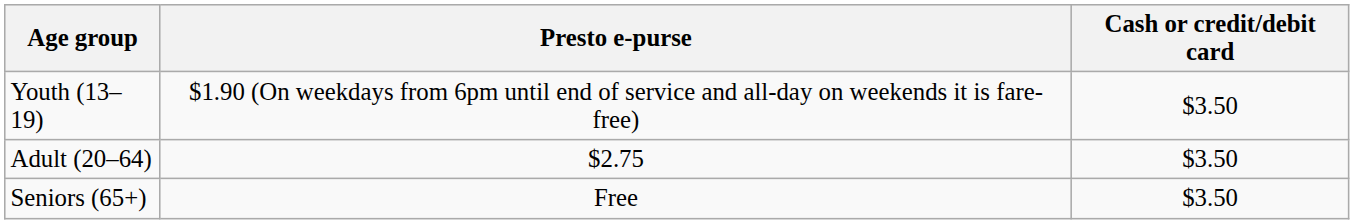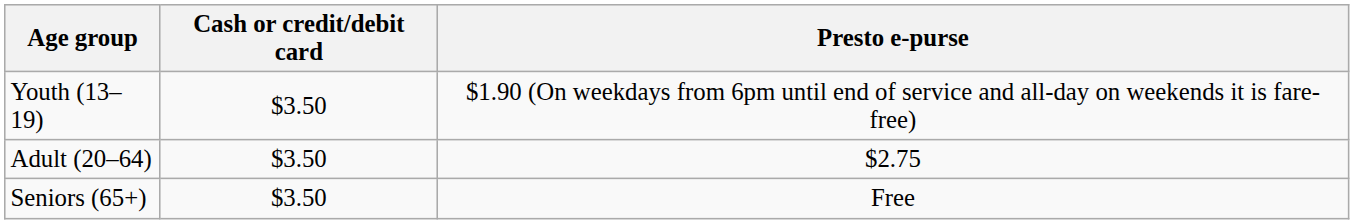columns swapped: (1210, 38) <-> (616, 38)
